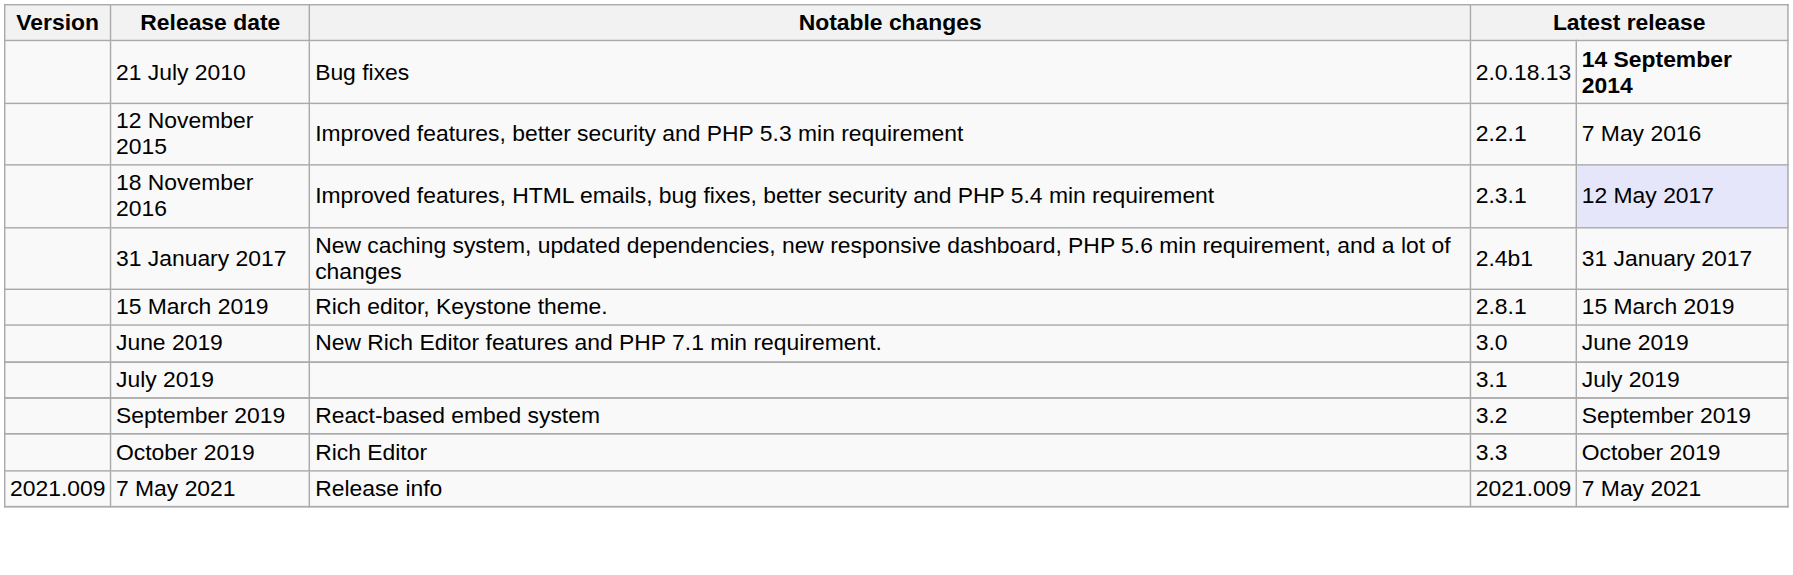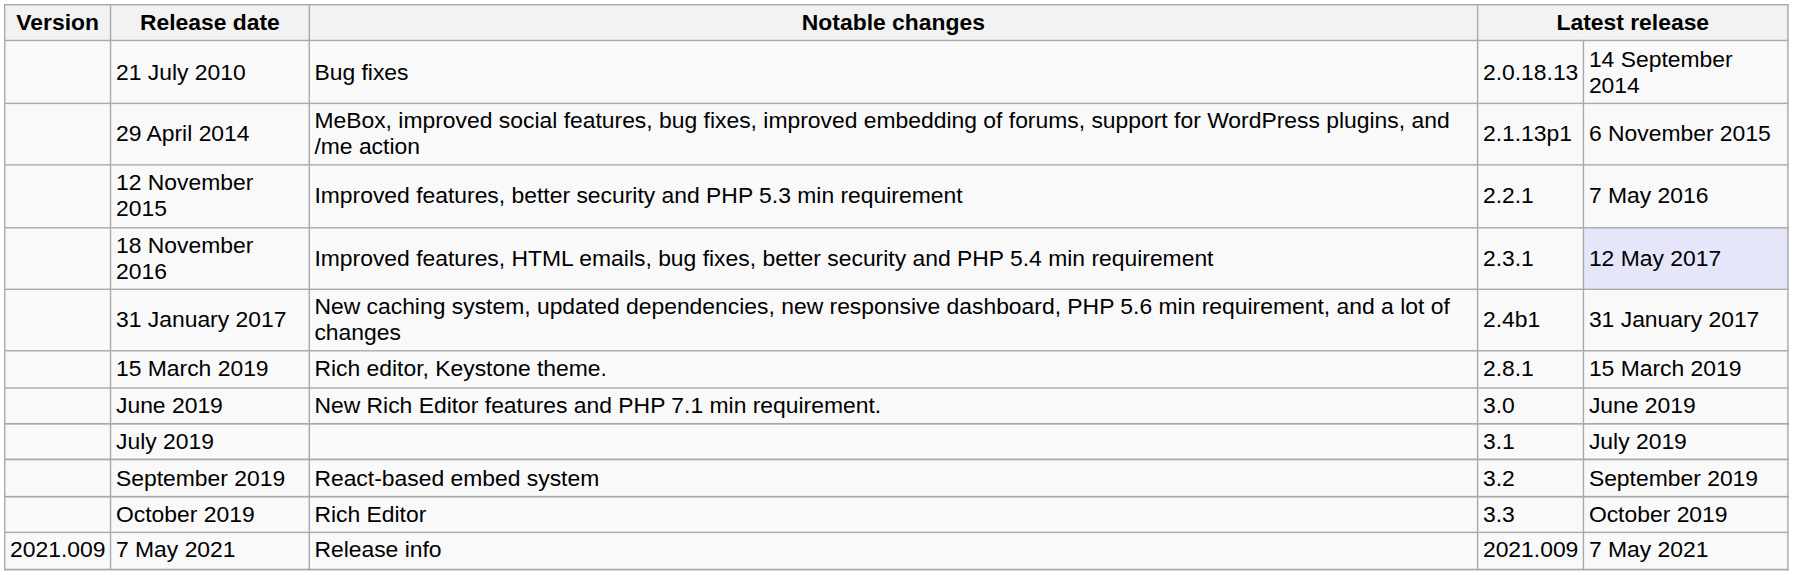(1657, 71) bold -> (1661, 71) normal
+ row: (183, 133)
